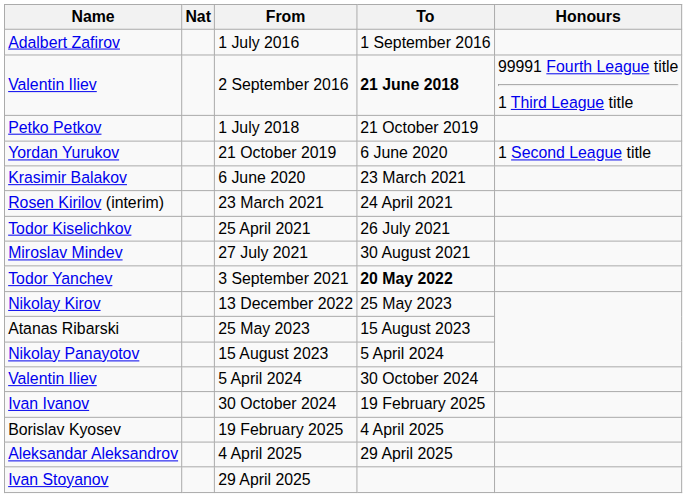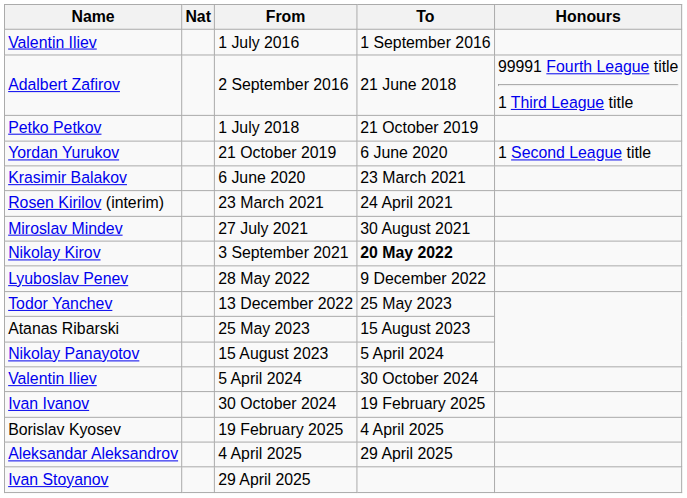(64, 42) Adalbert Zafirov -> (52, 42) Valentin Iliev
(52, 85) Valentin Iliev -> (64, 85) Adalbert Zafirov
(410, 85) bold -> (408, 85) normal
- row: (264, 228)
(60, 278) Todor Yanchev -> (54, 253) Nikolay Kirov
+ row: (264, 278)
(54, 303) Nikolay Kirov -> (60, 303) Todor Yanchev
